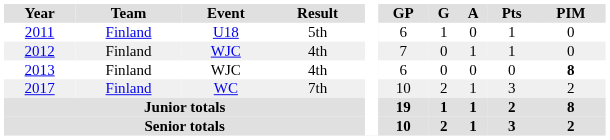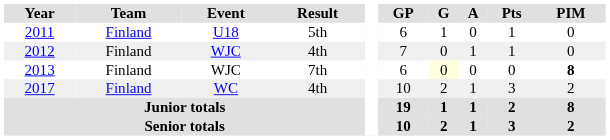(318, 69) 4th -> (318, 69) 7th
(444, 69) no background -> (444, 69) lightyellow background
(318, 88) 7th -> (318, 88) 4th
